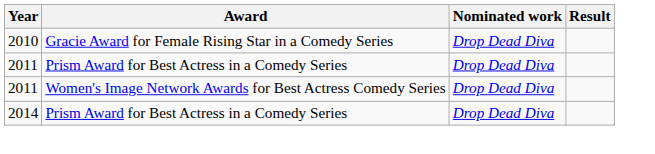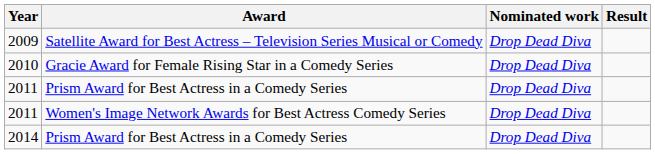+ row: (23, 40)
